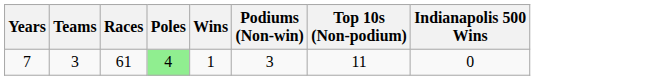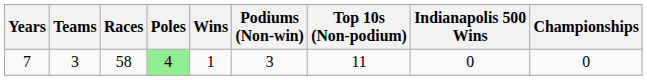+ column: (586, 27)
(124, 62) 61 -> (124, 62) 58
